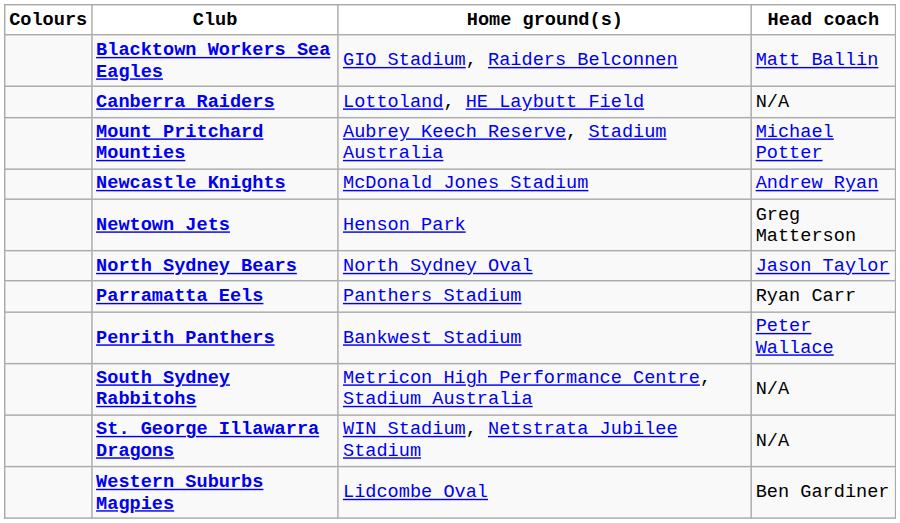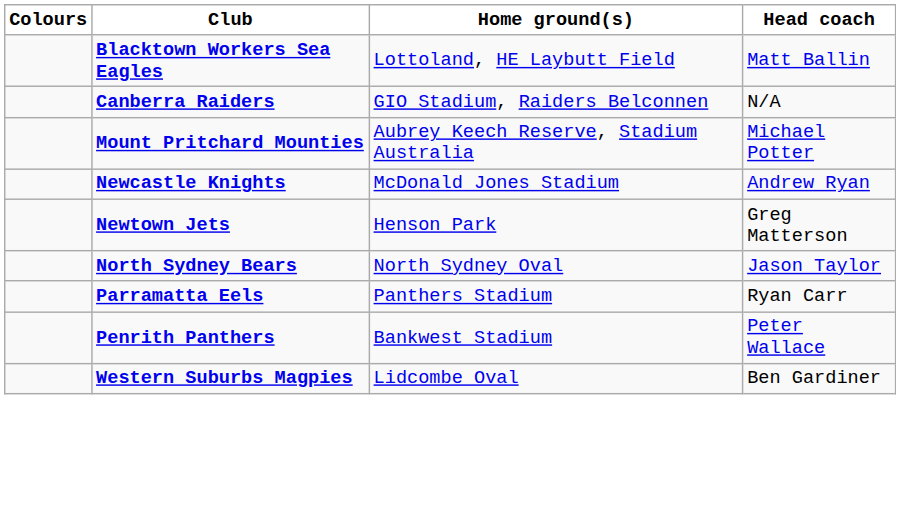(510, 61) GIO Stadium, Raiders Belconnen -> (524, 61) Lottoland, HE Laybutt Field
(494, 102) Lottoland, HE Laybutt Field -> (541, 102) GIO Stadium, Raiders Belconnen
- row: (163, 389)
- row: (208, 441)
